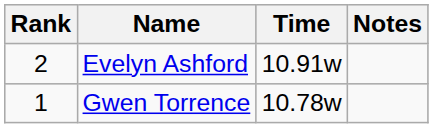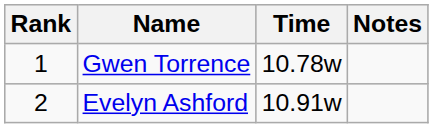rows swapped: (166, 102) <-> (165, 63)
